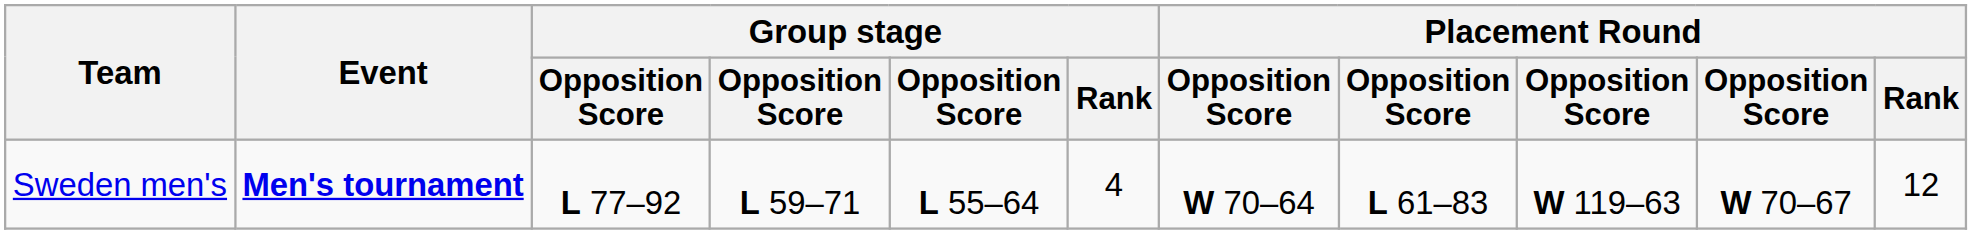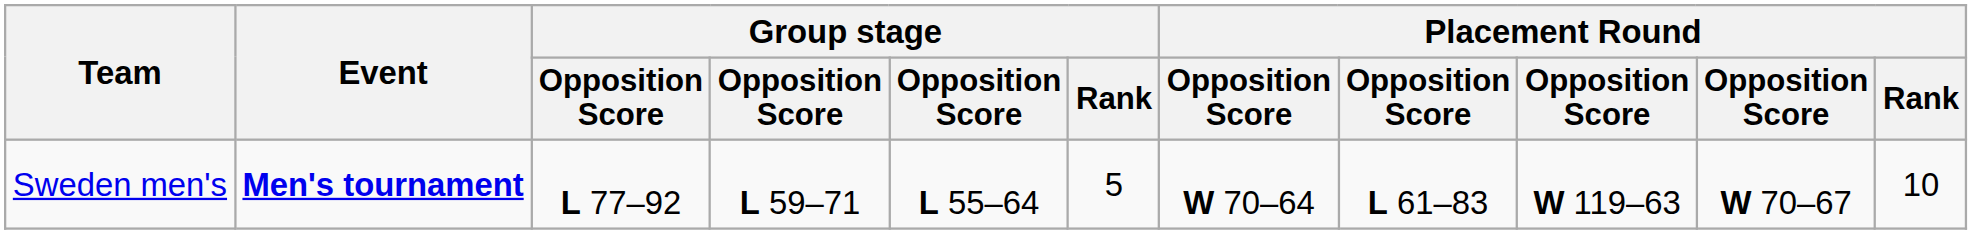(1114, 185) 4 -> (1114, 185) 5
(1921, 185) 12 -> (1921, 185) 10
